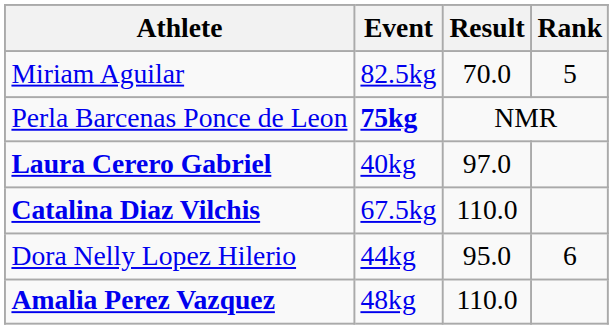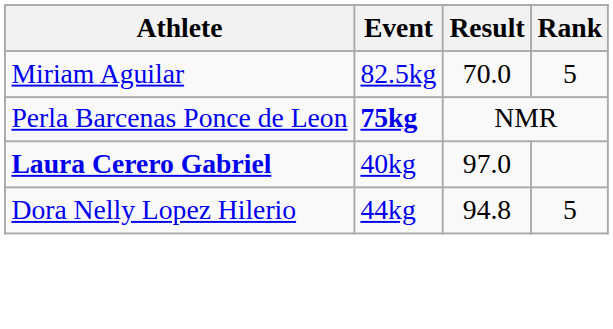- row: (136, 210)
(487, 255) 95.0 -> (487, 210) 94.8
(570, 255) 6 -> (570, 210) 5
- row: (143, 301)
